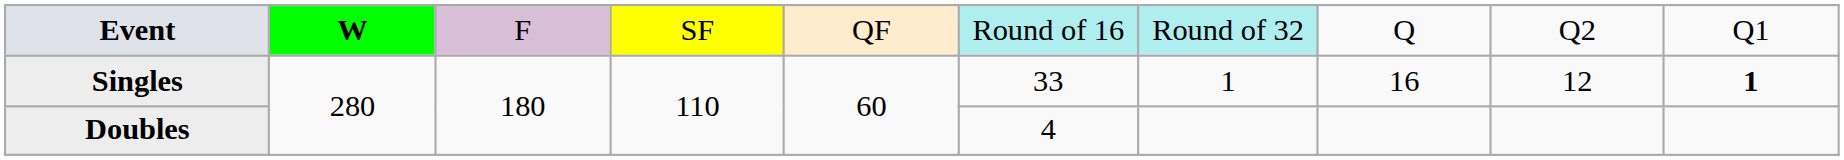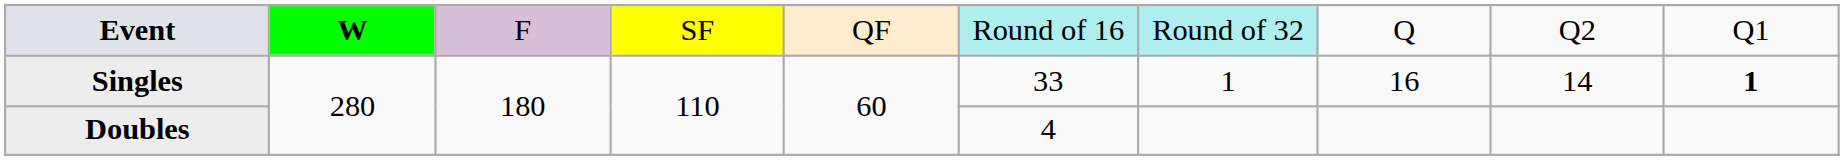(1577, 80) 12 -> (1577, 80) 14
